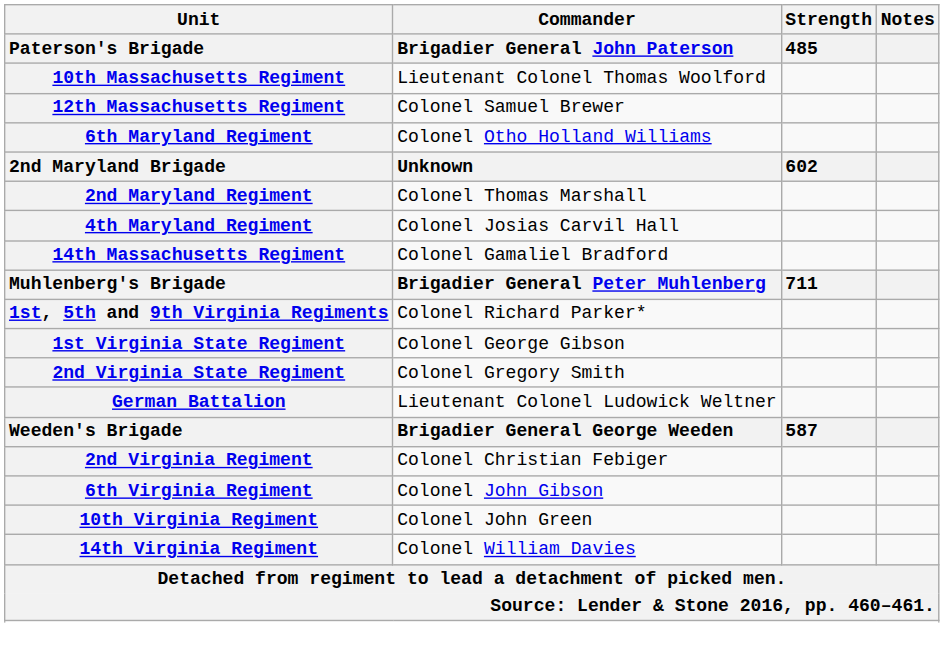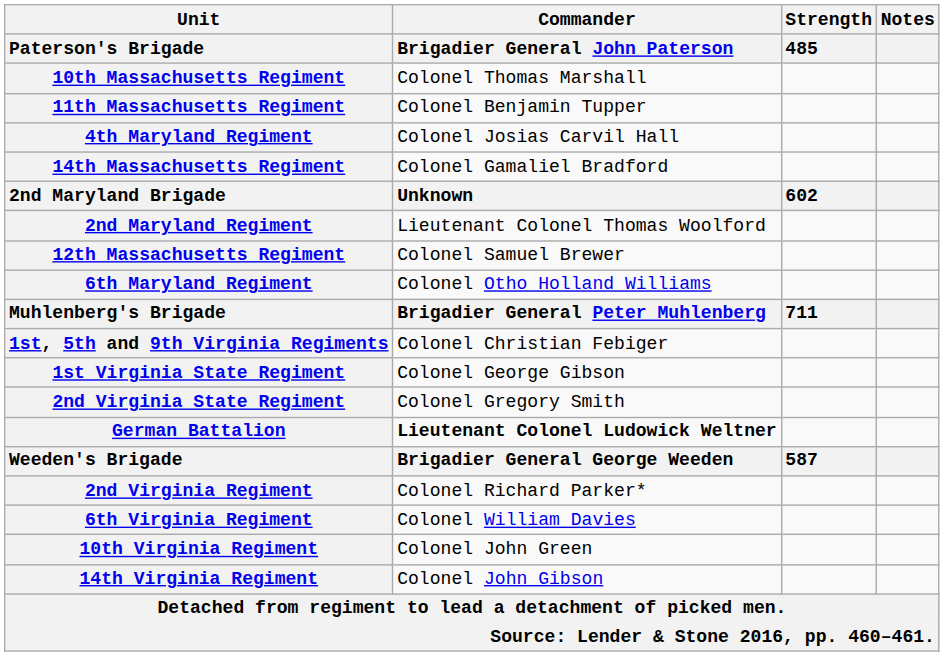(582, 78) Lieutenant Colonel Thomas Woolford -> (522, 78) Colonel Thomas Marshall
+ row: (199, 108)
rows swapped: (199, 108) <-> (199, 226)
rows swapped: (199, 255) <-> (199, 137)
(522, 196) Colonel Thomas Marshall -> (582, 226) Lieutenant Colonel Thomas Woolford
(522, 314) Colonel Richard Parker* -> (533, 343) Colonel Christian Febiger
(587, 402) normal -> (587, 432) bold
(533, 461) Colonel Christian Febiger -> (522, 491) Colonel Richard Parker*
(500, 491) Colonel John Gibson -> (516, 520) Colonel William Davies
(516, 550) Colonel William Davies -> (500, 579) Colonel John Gibson
